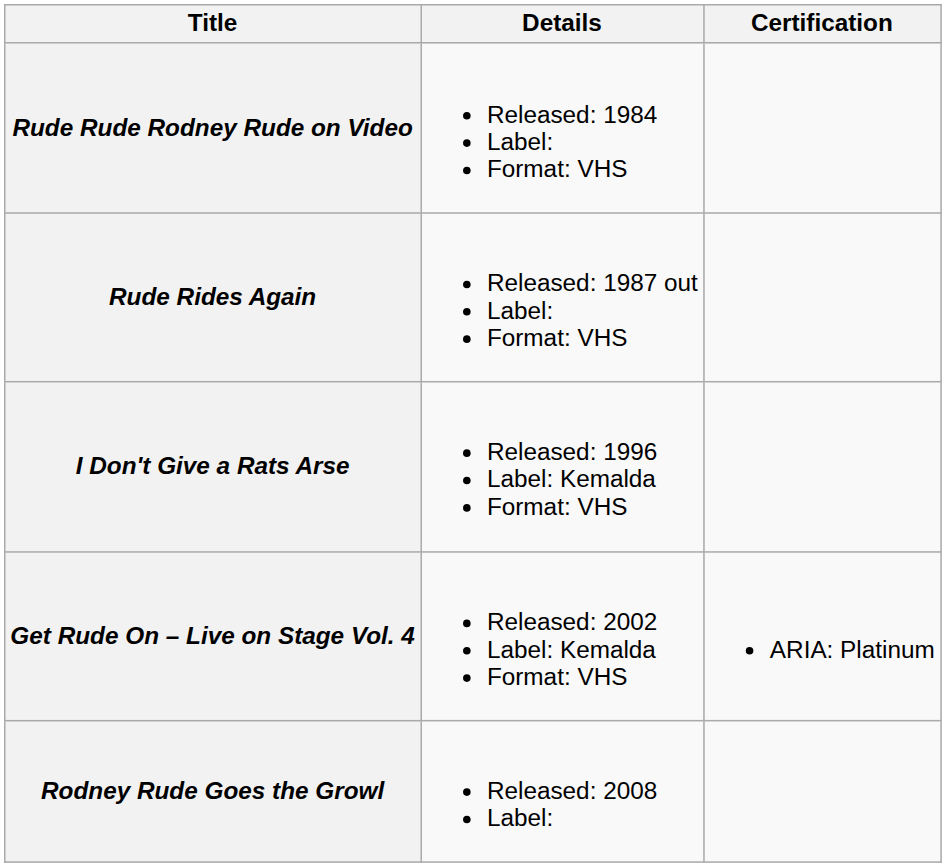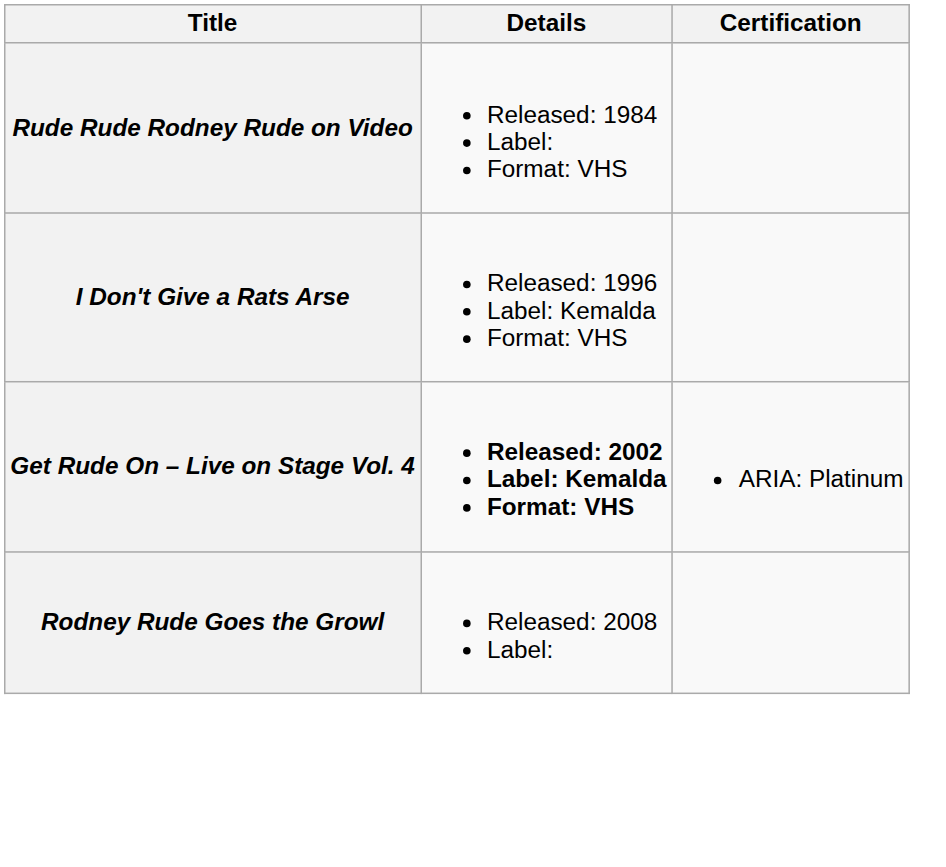- row: (213, 297)
(562, 650) normal -> (546, 480) bold
